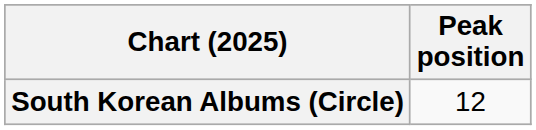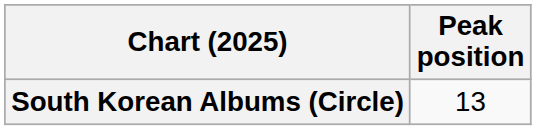(470, 101) 12 -> (470, 101) 13
